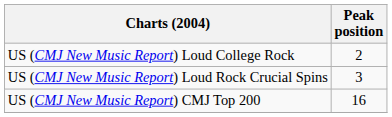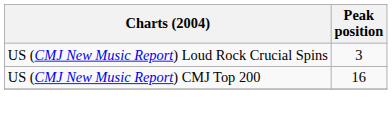- row: (151, 54)
